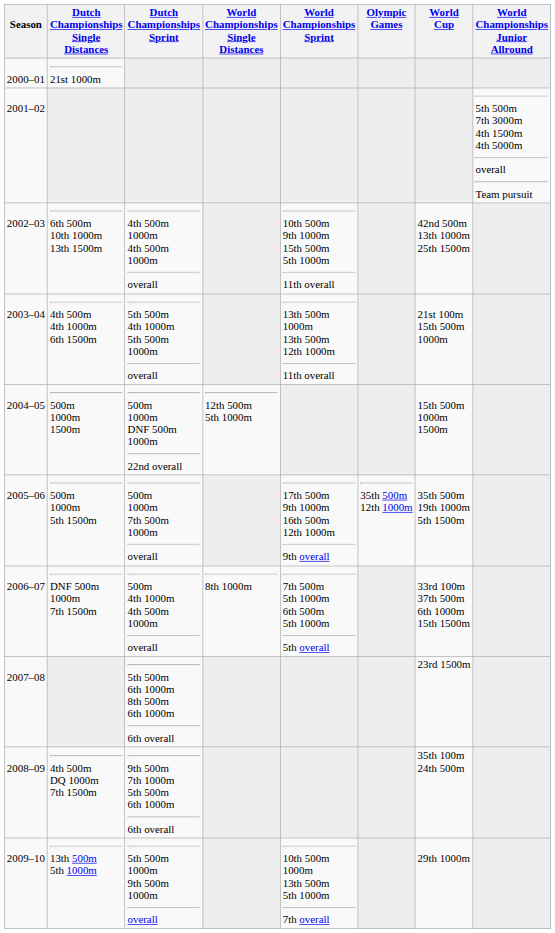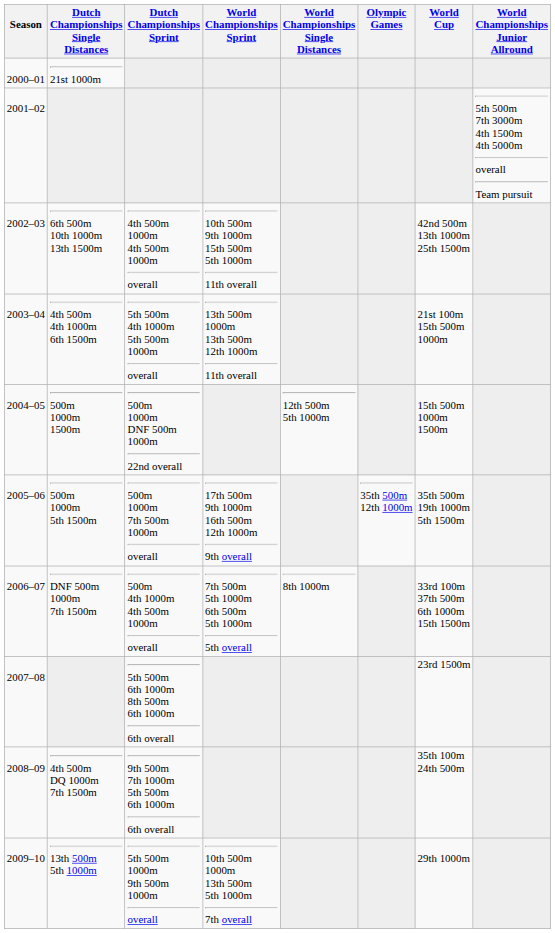columns swapped: (319, 25) <-> (241, 31)
